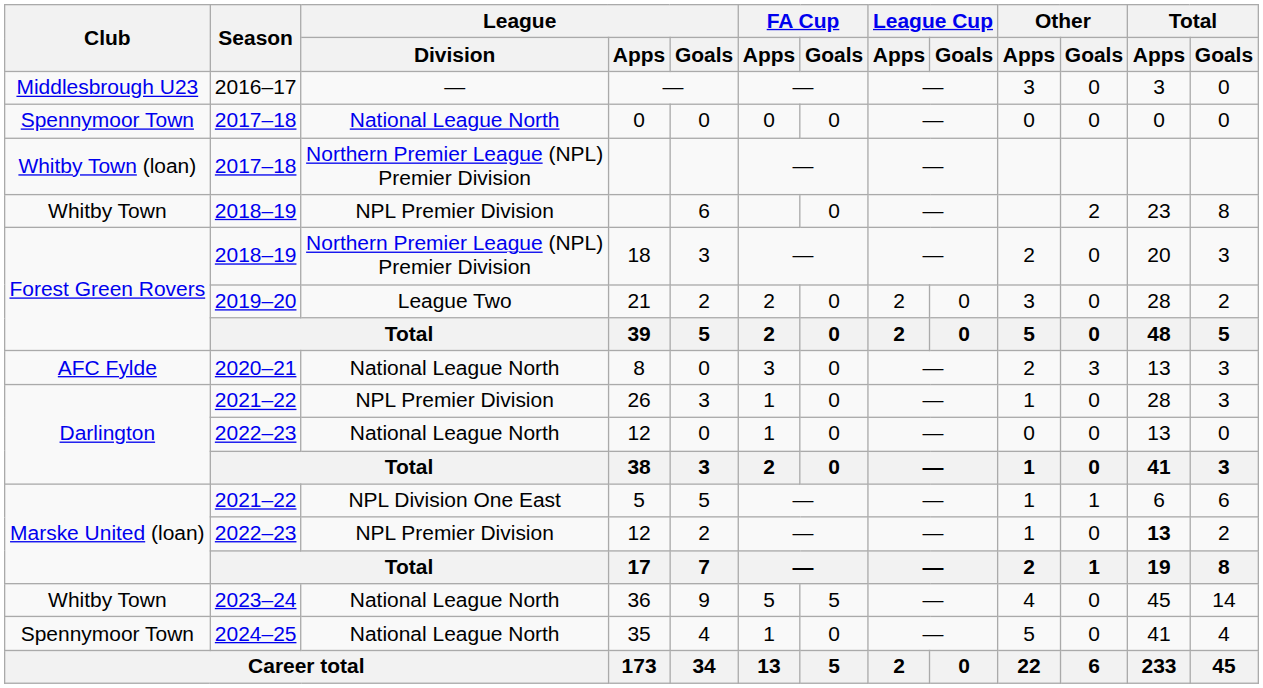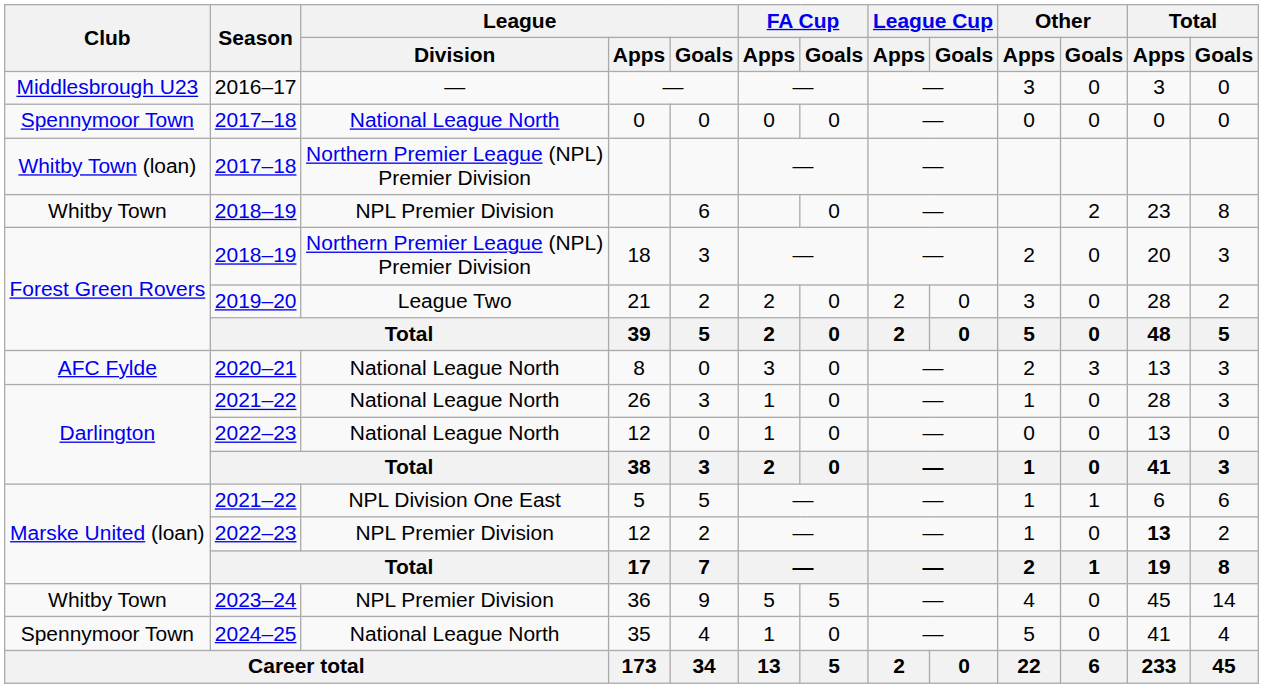(455, 400) NPL Premier Division -> (455, 400) National League North
(455, 600) National League North -> (455, 600) NPL Premier Division
